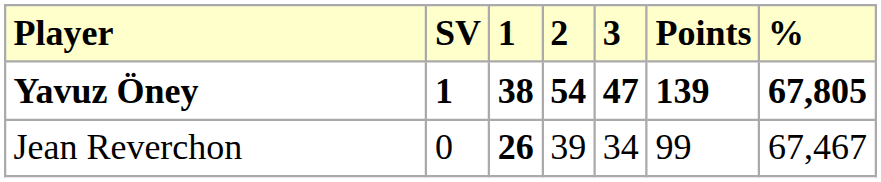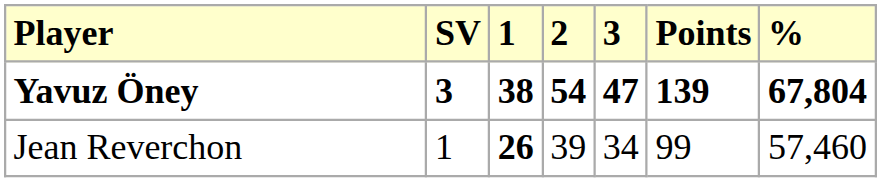(444, 90) 1 -> (444, 90) 3
(818, 90) 67,805 -> (818, 90) 67,804
(444, 147) 0 -> (444, 147) 1
(818, 147) 67,467 -> (818, 147) 57,460
